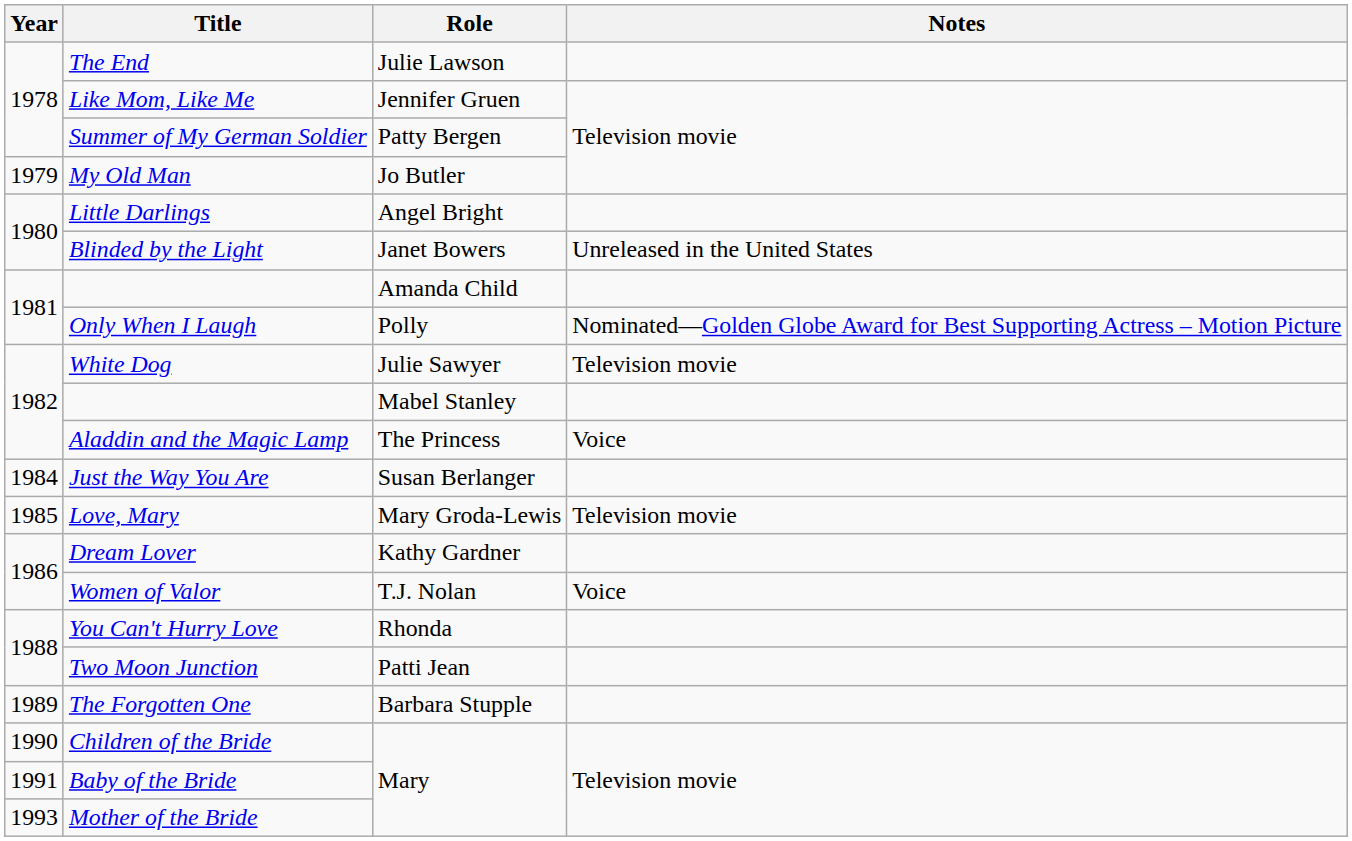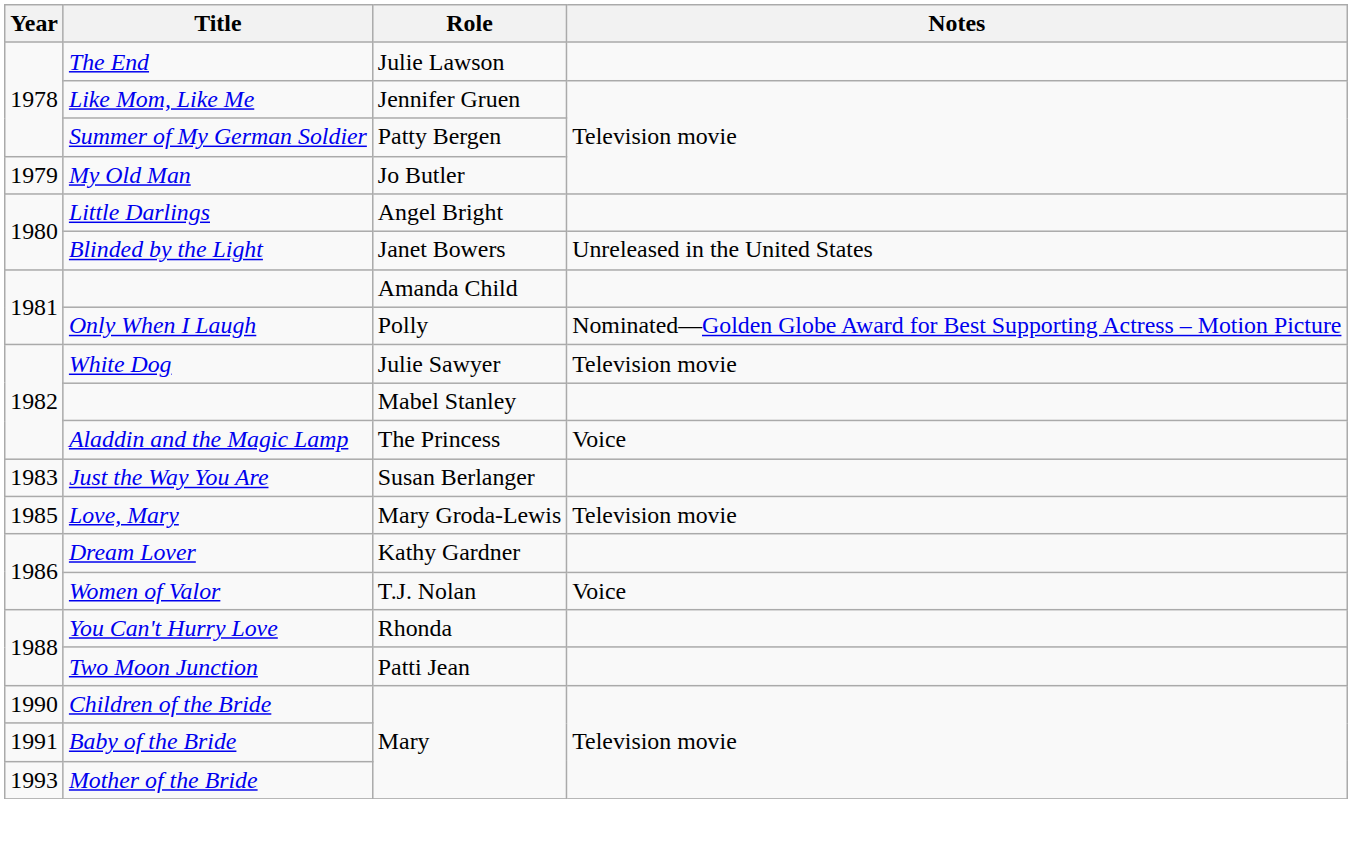(34, 477) 1984 -> (34, 477) 1983
- row: (160, 703)
